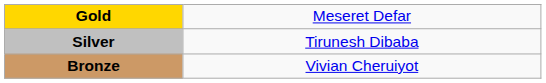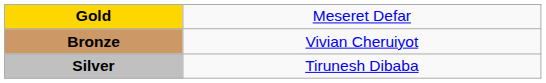rows swapped: (93, 41) <-> (93, 66)
